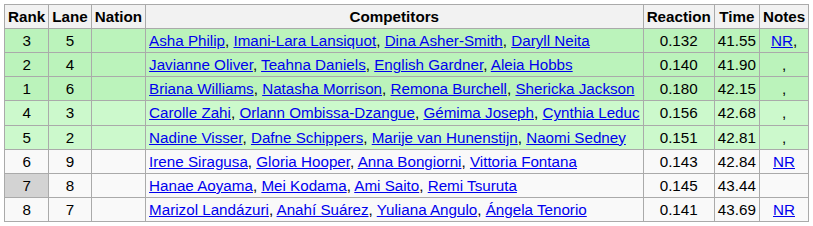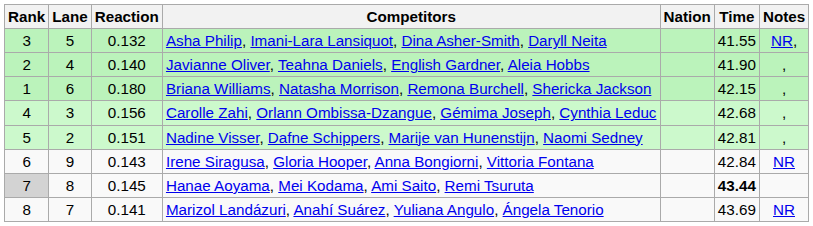columns swapped: (118, 17) <-> (679, 17)
(737, 185) normal -> (737, 185) bold
